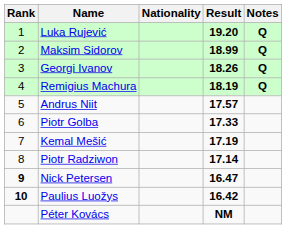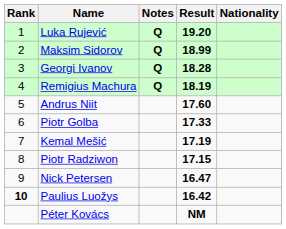columns swapped: (171, 13) <-> (263, 13)
(224, 68) 18.26 -> (197, 68) 18.28
(224, 104) 17.57 -> (197, 104) 17.60
(224, 159) 17.14 -> (197, 159) 17.15
(21, 178) bold -> (21, 178) normal
